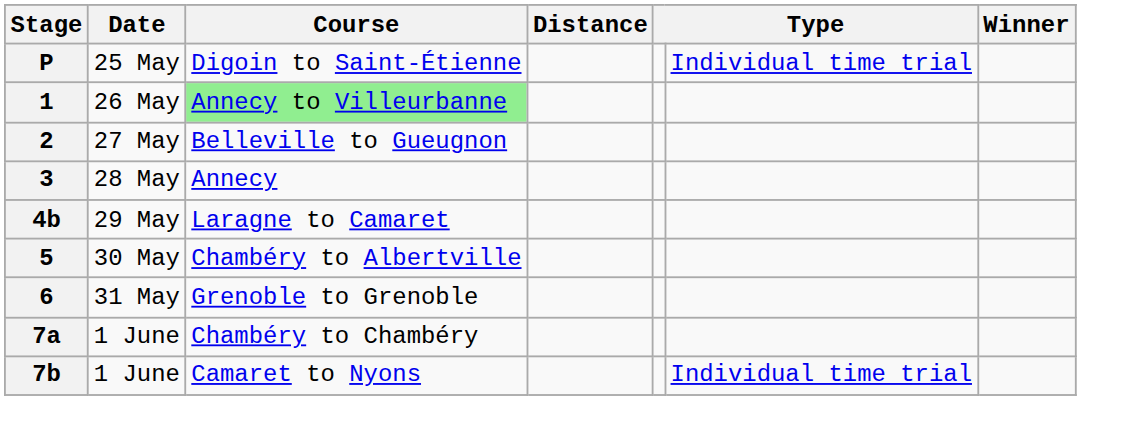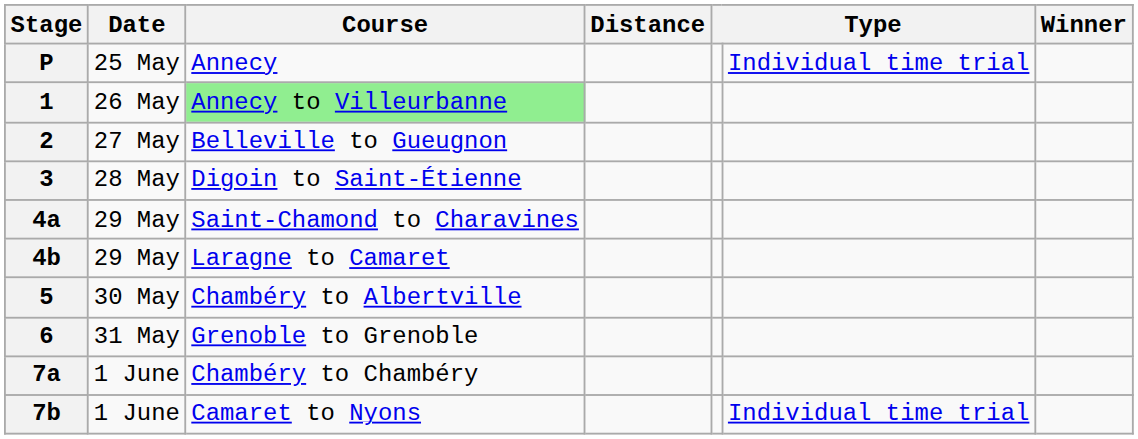(356, 63) Digoin to Saint-Étienne -> (234, 63) Annecy
(234, 180) Annecy -> (356, 180) Digoin to Saint-Étienne
+ row: (47, 219)
